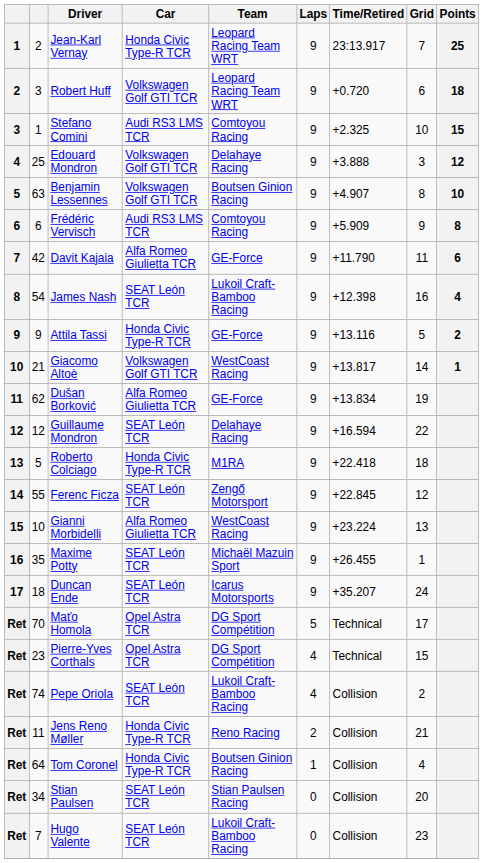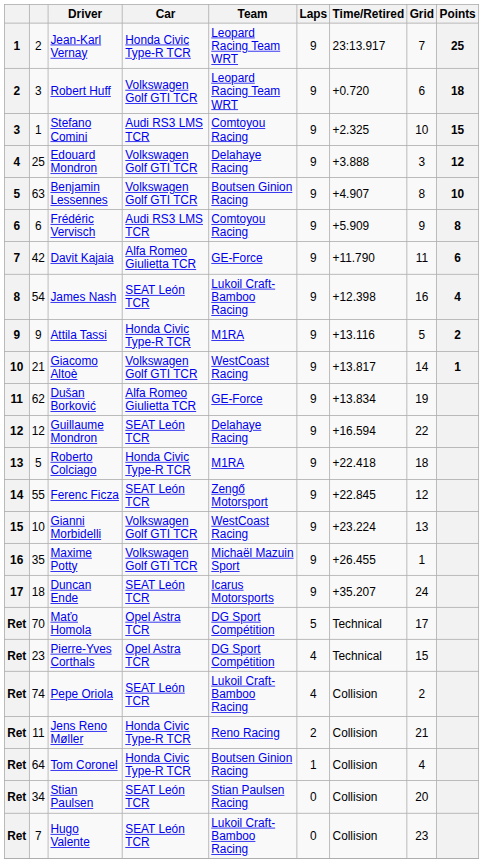(237, 335) GE-Force -> (228, 335) M1RA
(161, 528) Alfa Romeo Giulietta TCR -> (161, 528) Volkswagen Golf GTI TCR
(155, 560) SEAT León TCR -> (161, 560) Volkswagen Golf GTI TCR
